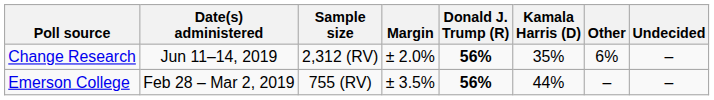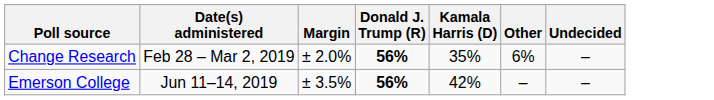- column: (340, 25)
(219, 57) Jun 11–14, 2019 -> (219, 57) Feb 28 – Mar 2, 2019
(219, 82) Feb 28 – Mar 2, 2019 -> (219, 82) Jun 11–14, 2019
(549, 82) 44% -> (465, 82) 42%
